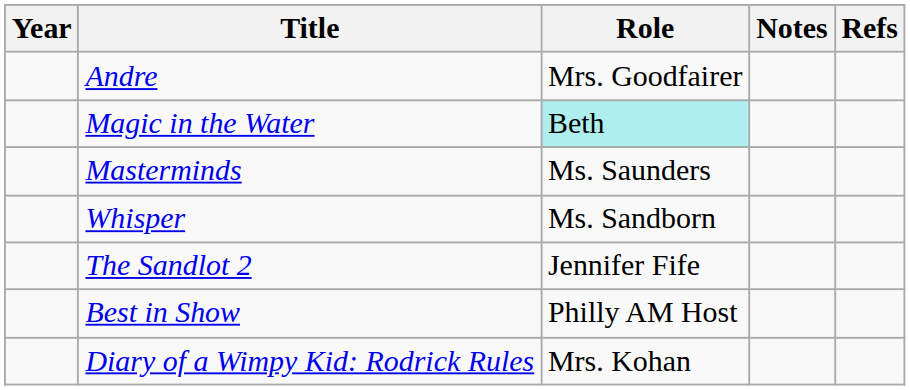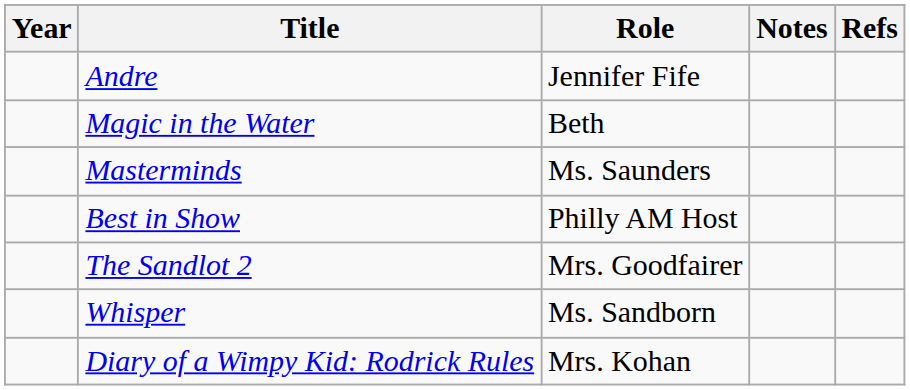(645, 75) Mrs. Goodfairer -> (624, 75) Jennifer Fife
(576, 123) paleturquoise background -> (576, 123) no background
rows swapped: (163, 312) <-> (135, 218)
(624, 265) Jennifer Fife -> (645, 265) Mrs. Goodfairer
